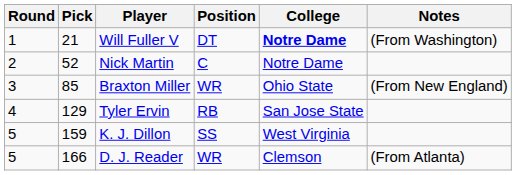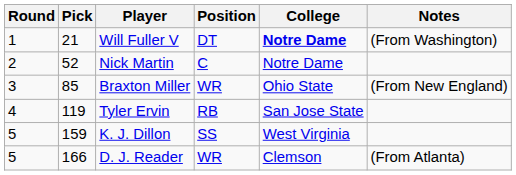(74, 110) 129 -> (74, 110) 119
